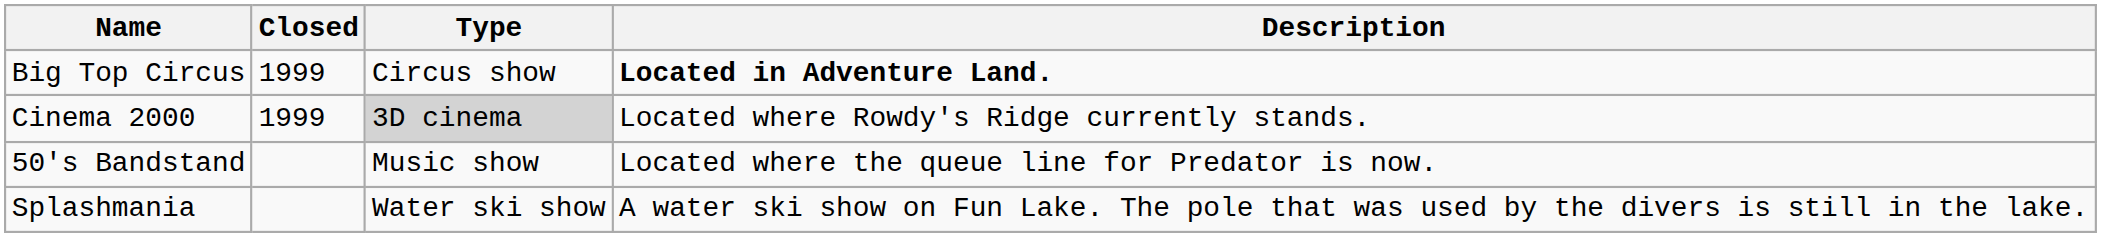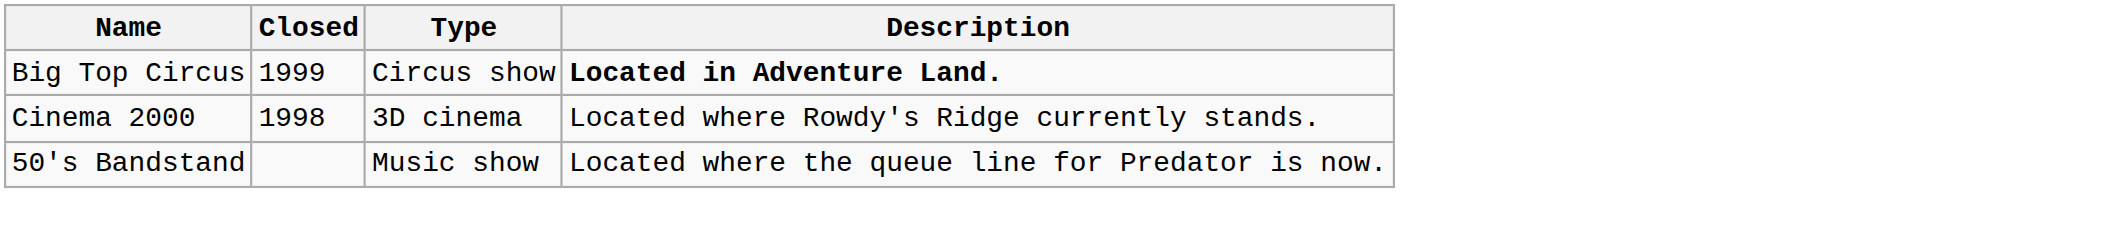(292, 118) 1999 -> (292, 118) 1998
(447, 118) lightgrey background -> (447, 118) no background
- row: (104, 209)
